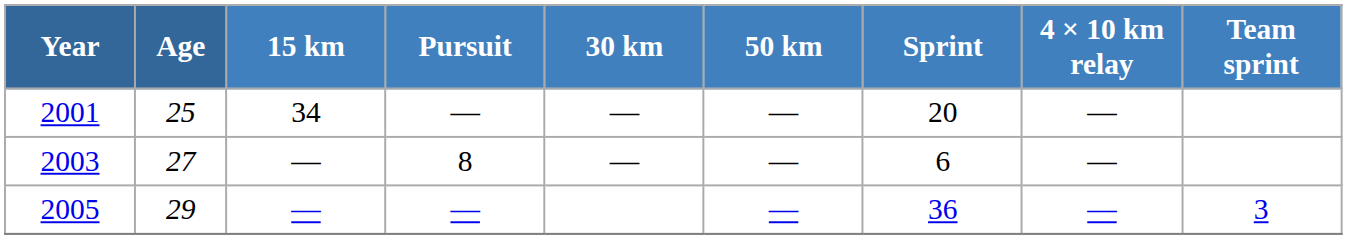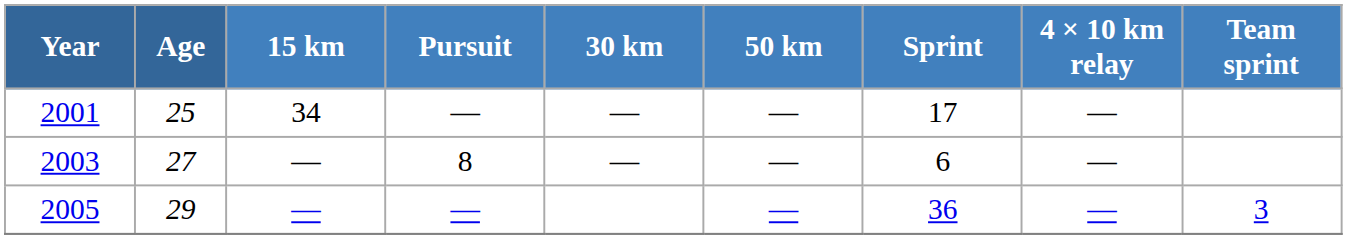(943, 112) 20 -> (943, 112) 17
